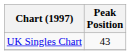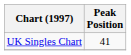(105, 41) 43 -> (105, 41) 41
